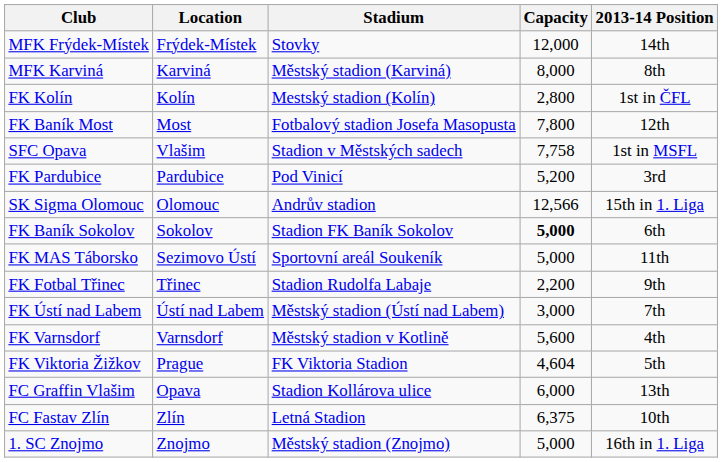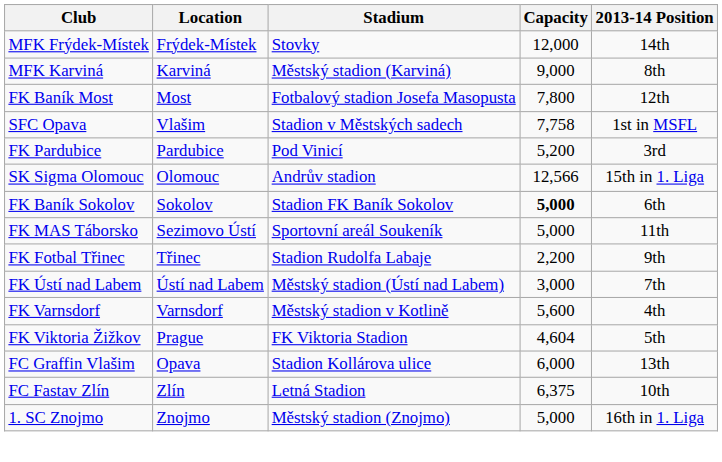(556, 71) 8,000 -> (556, 71) 9,000
- row: (40, 97)
